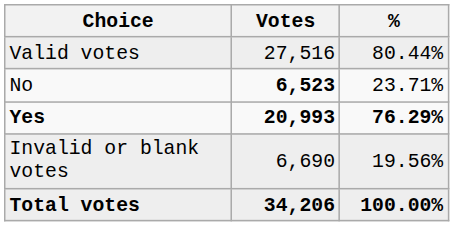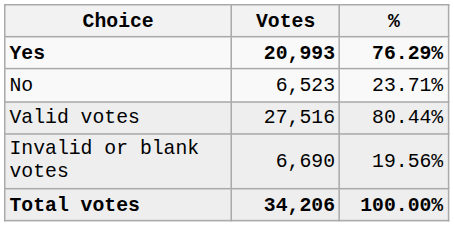rows swapped: (27, 117) <-> (75, 53)
(305, 85) bold -> (305, 85) normal
